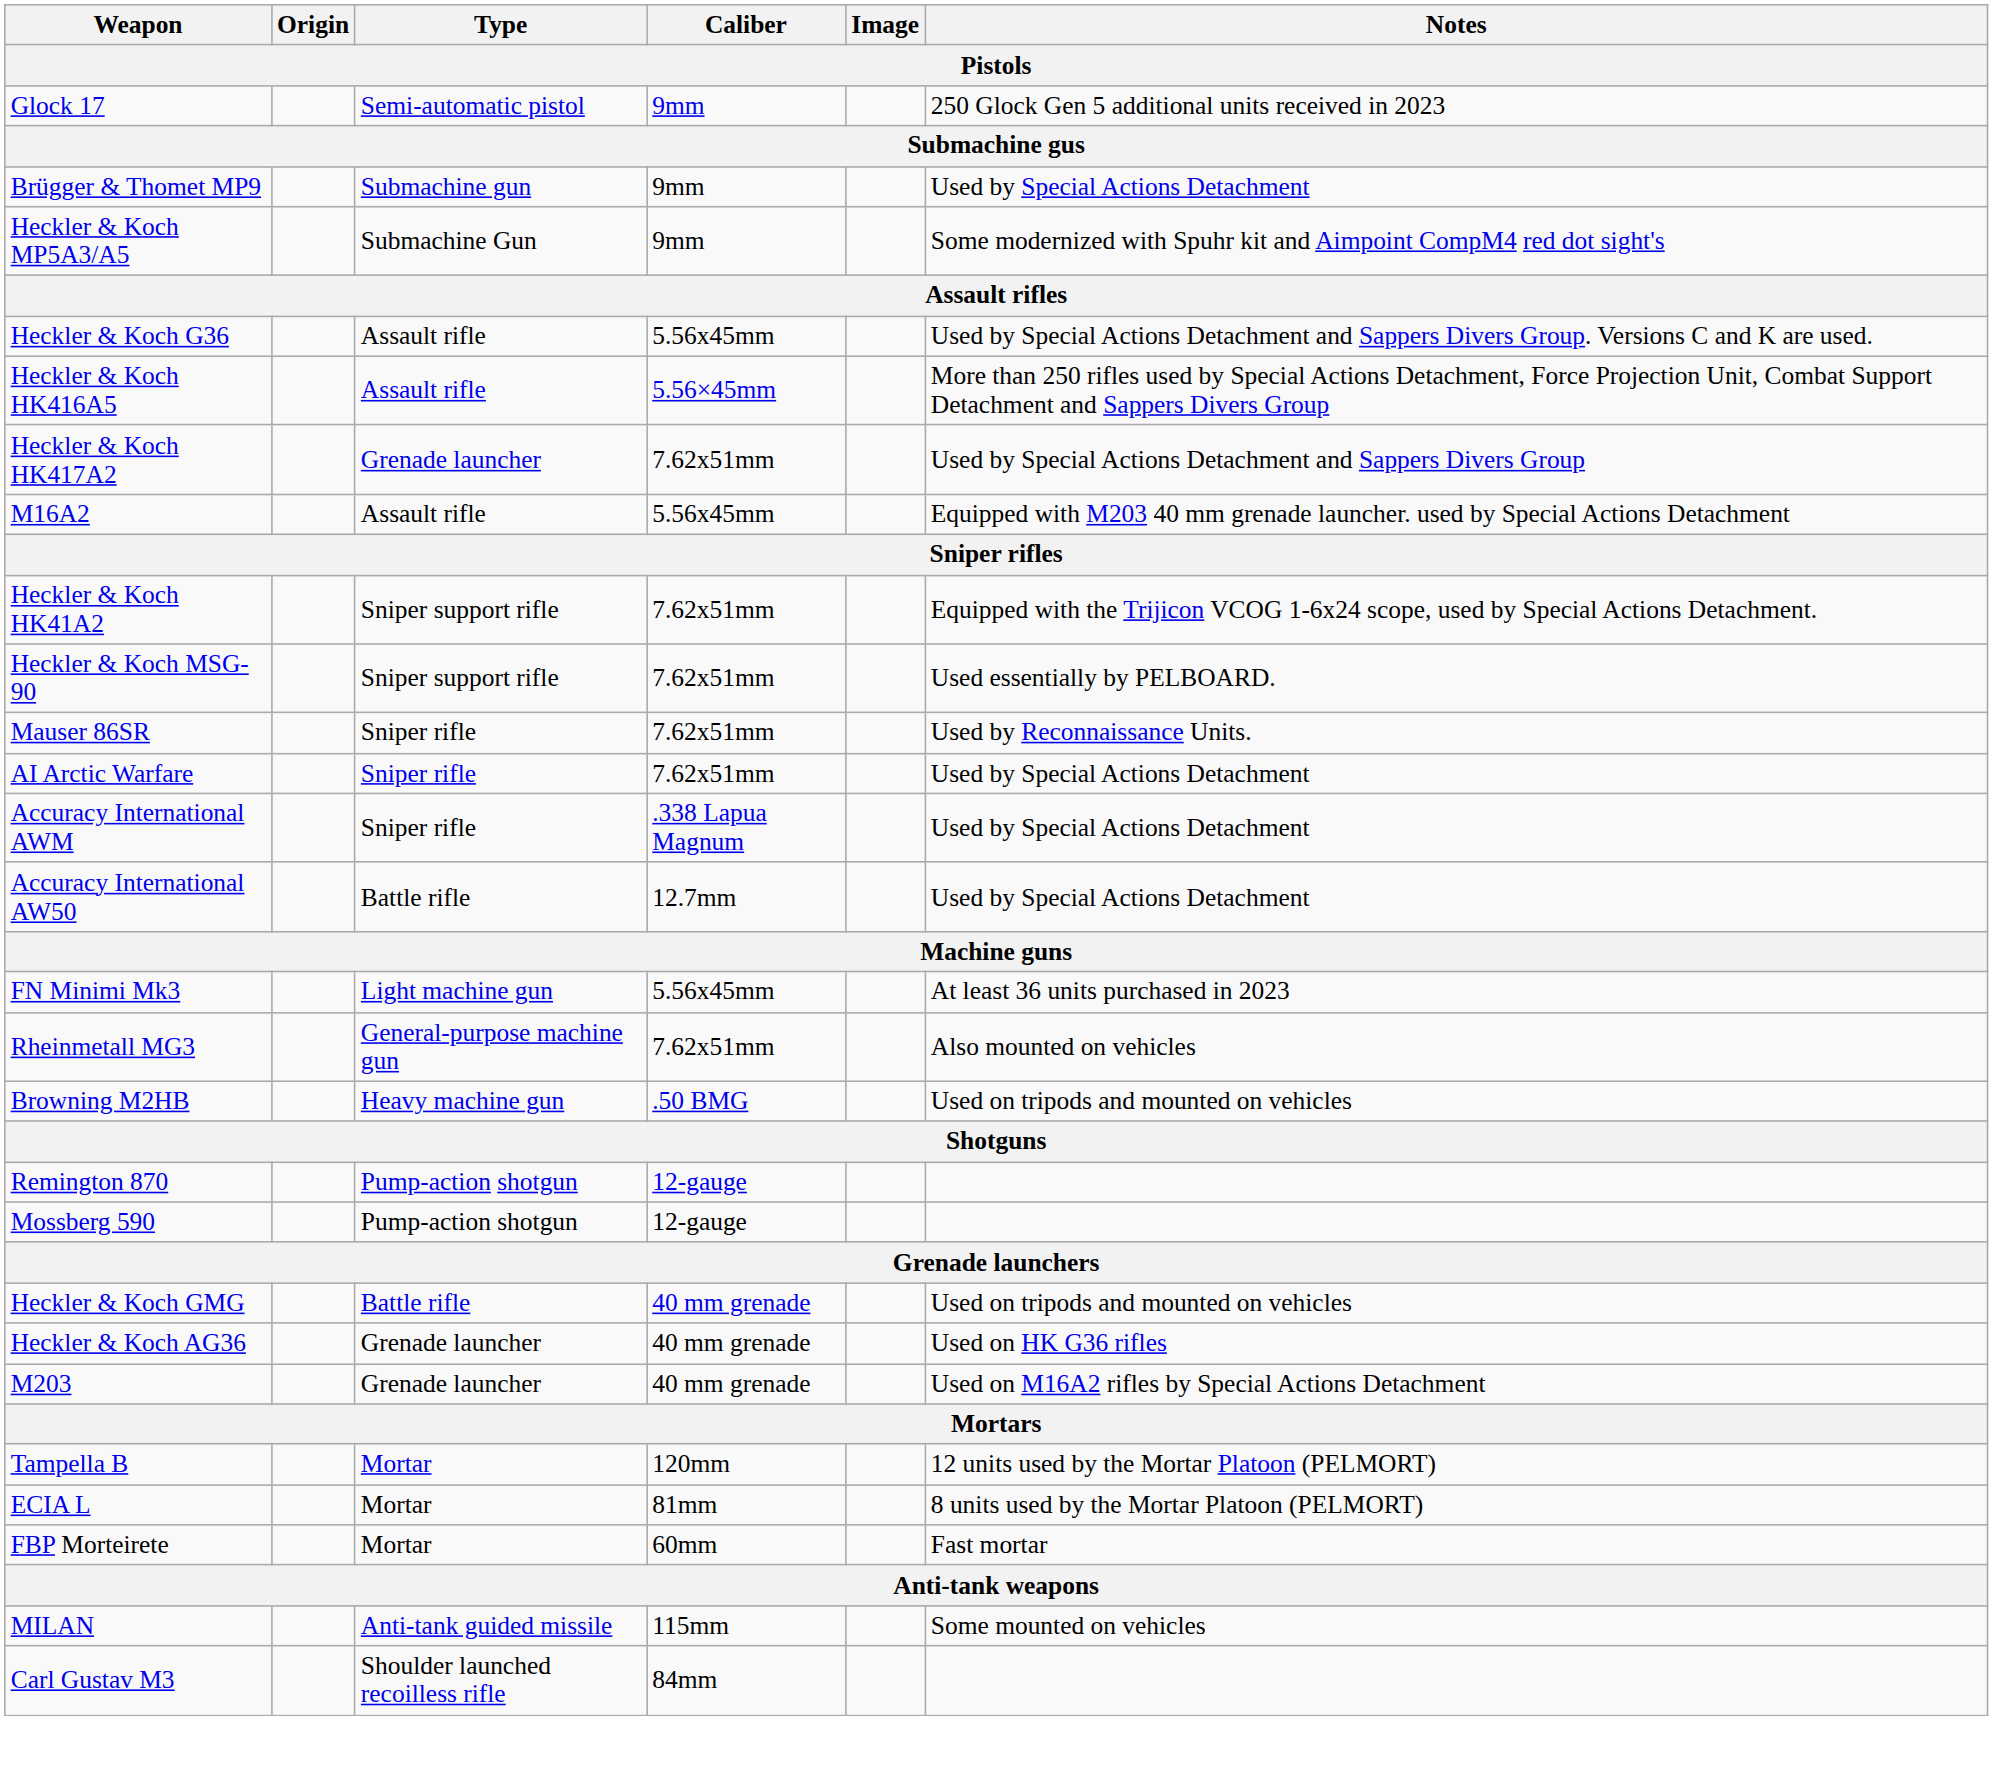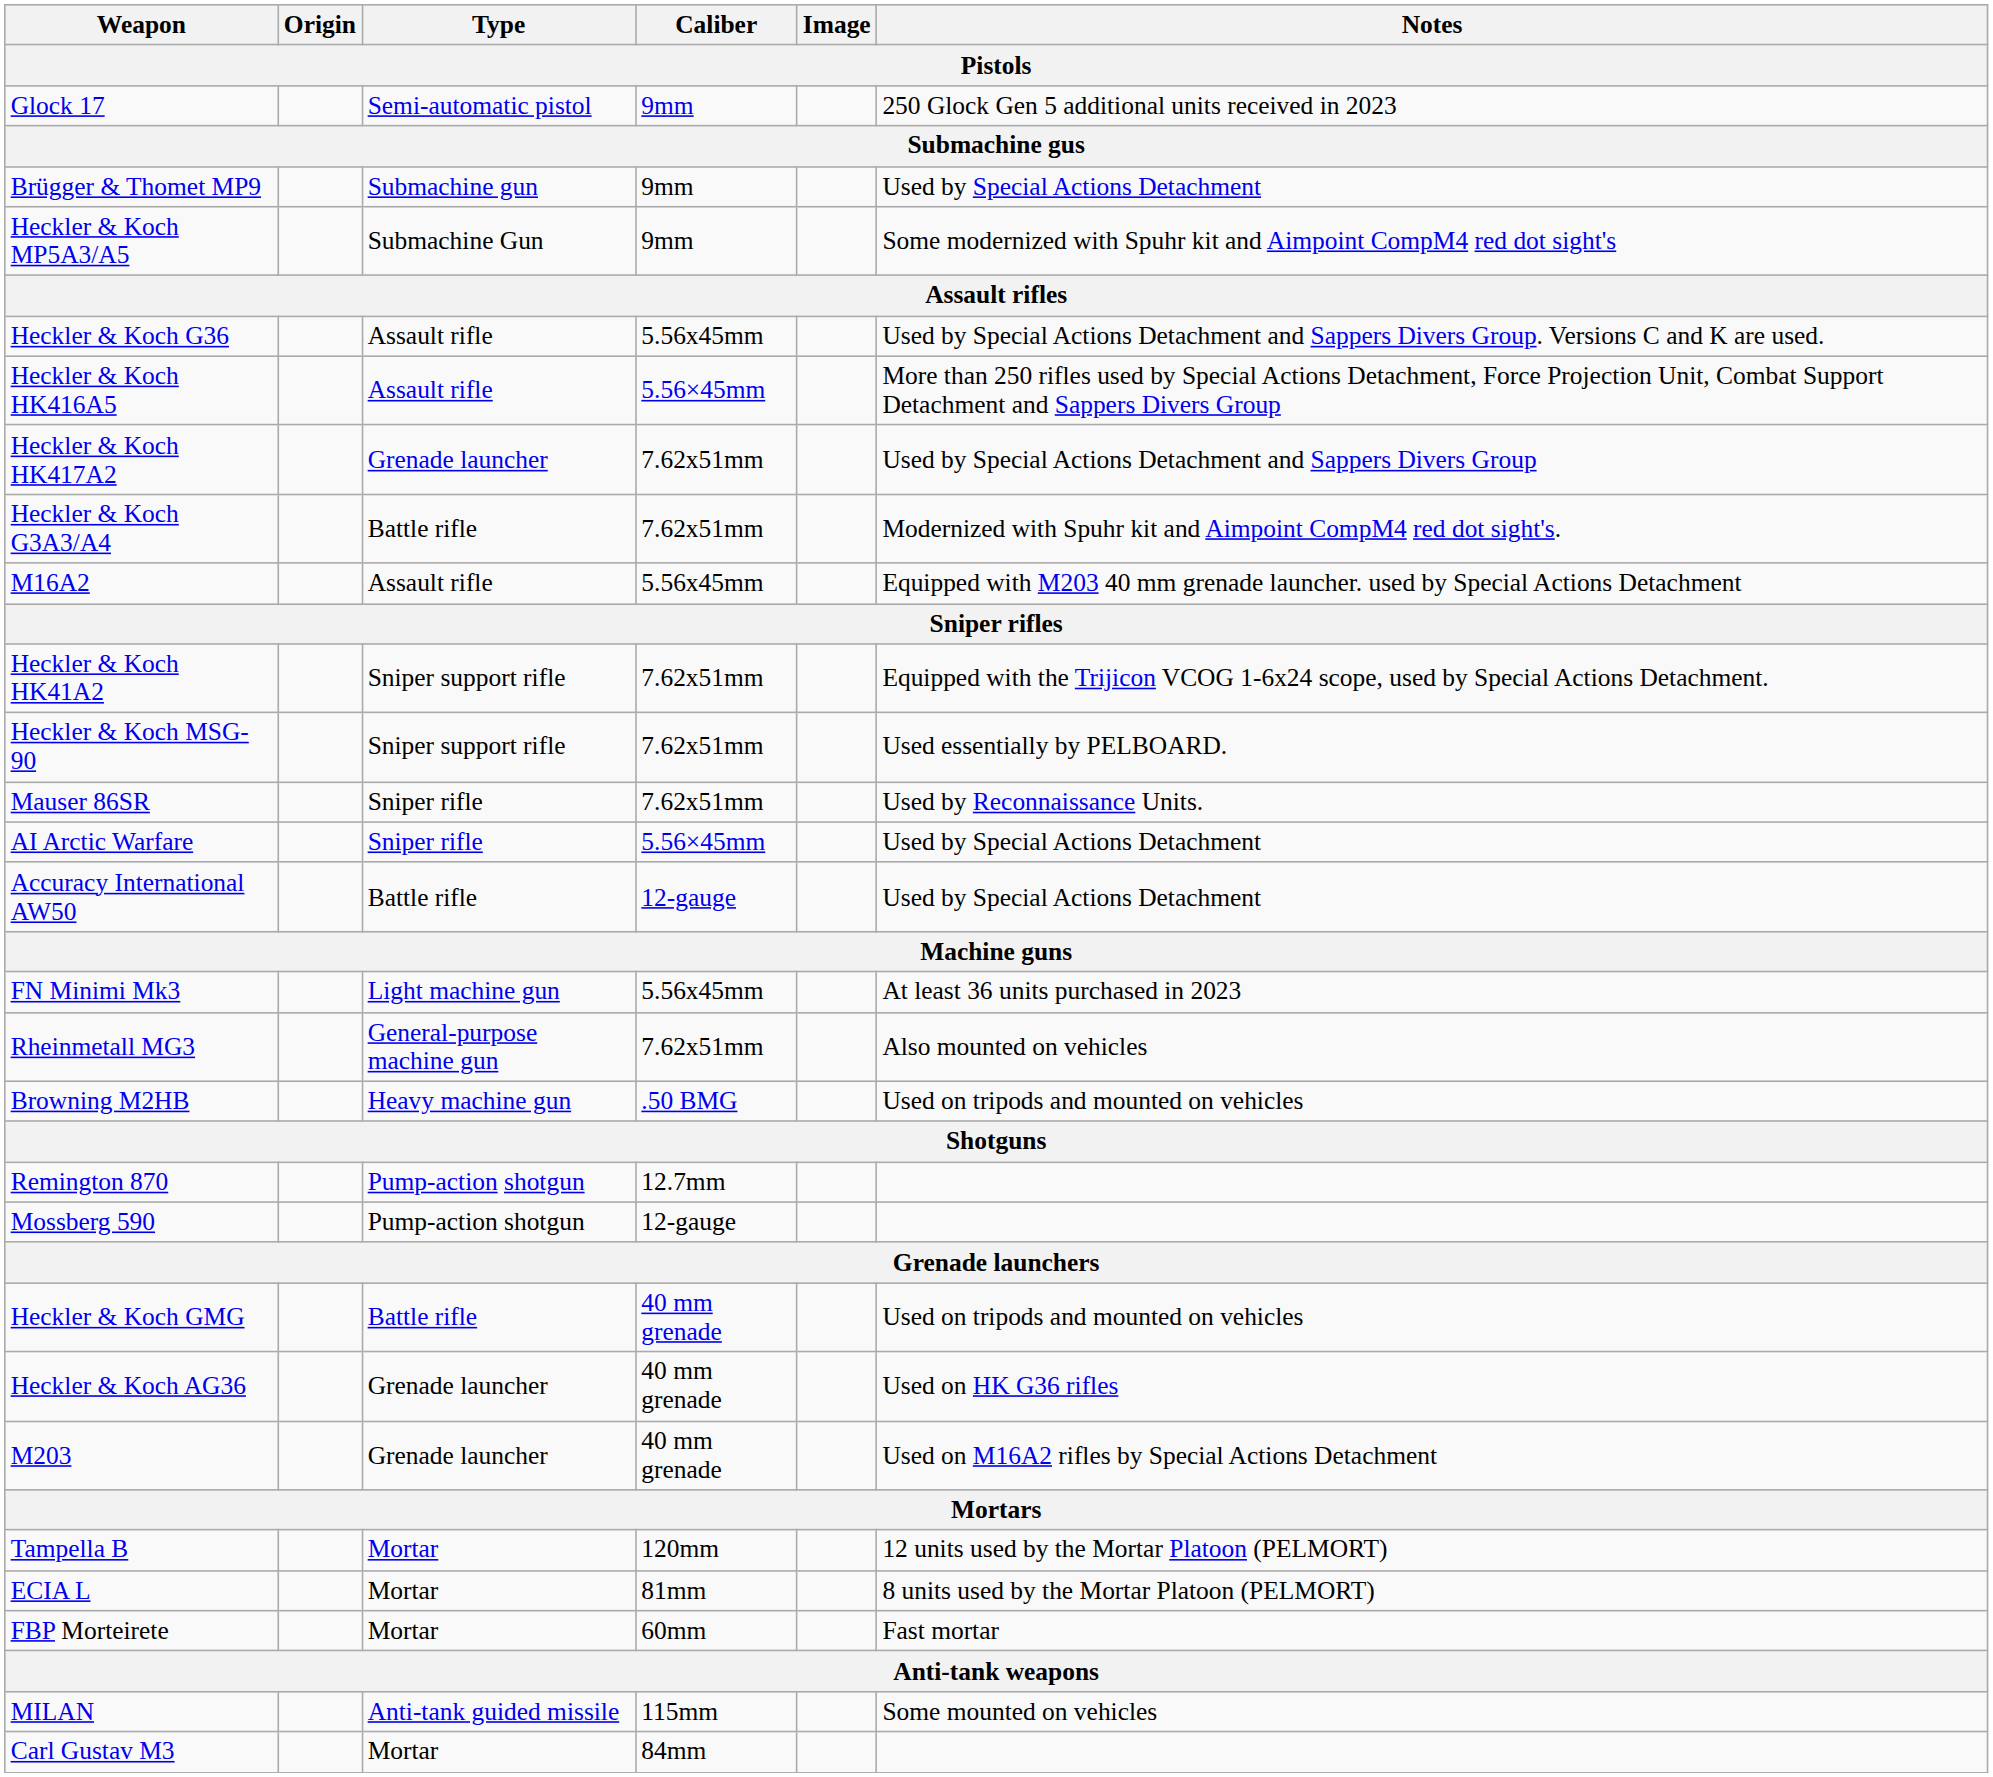+ row: (95, 528)
(713, 772) 7.62x51mm -> (703, 841) 5.56×45mm
- row: (128, 827)
(694, 896) 12.7mm -> (689, 896) 12-gauge
(700, 1181) 12-gauge -> (683, 1181) 12.7mm
(456, 1680) Shoulder launched recoilless rifle -> (403, 1751) Mortar
